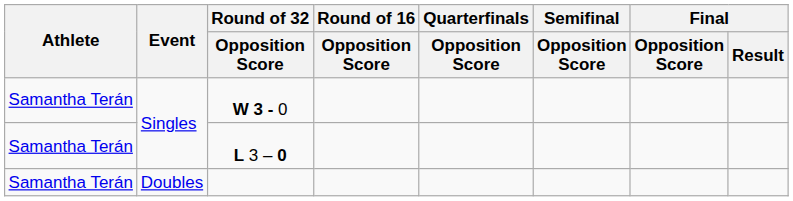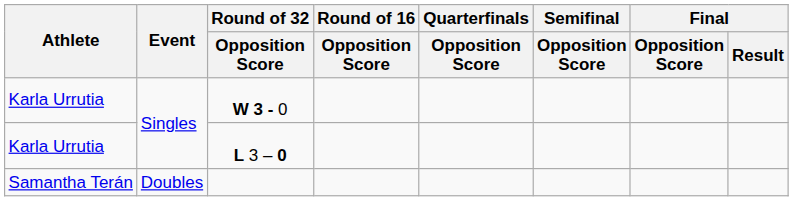(71, 100) Samantha Terán -> (56, 100) Karla Urrutia
(71, 146) Samantha Terán -> (56, 146) Karla Urrutia
